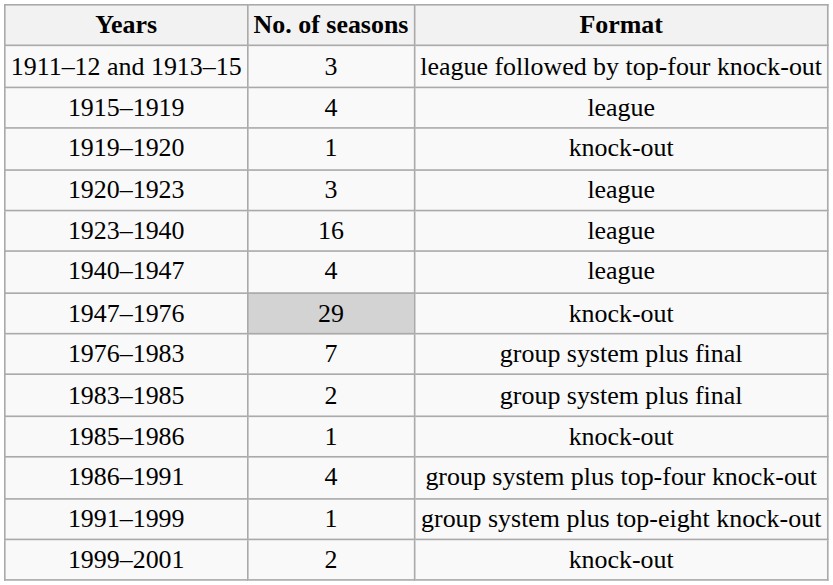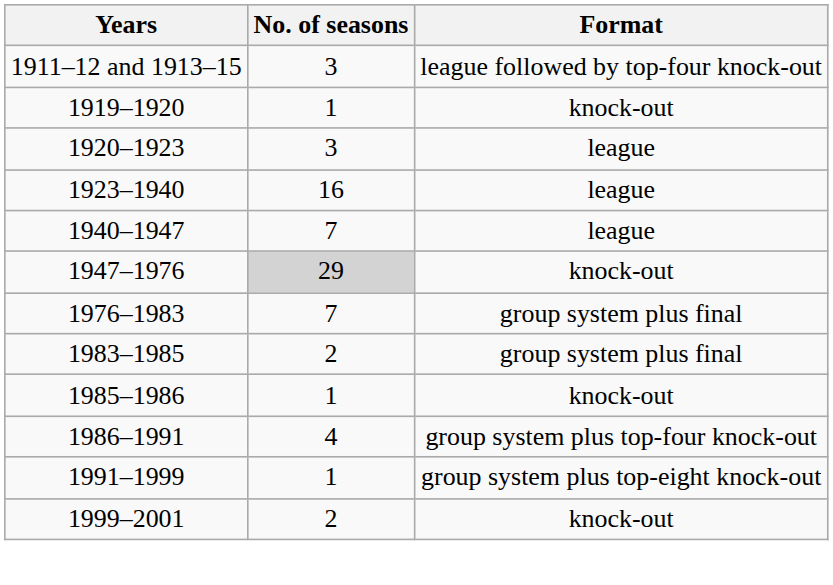- row: (126, 107)
(331, 271) 4 -> (331, 230) 7
